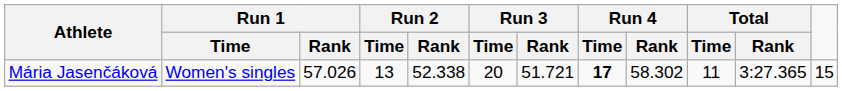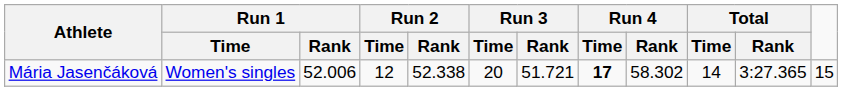(330, 73) 57.026 -> (330, 73) 52.006
(384, 73) 13 -> (384, 73) 12
(711, 73) 11 -> (711, 73) 14
